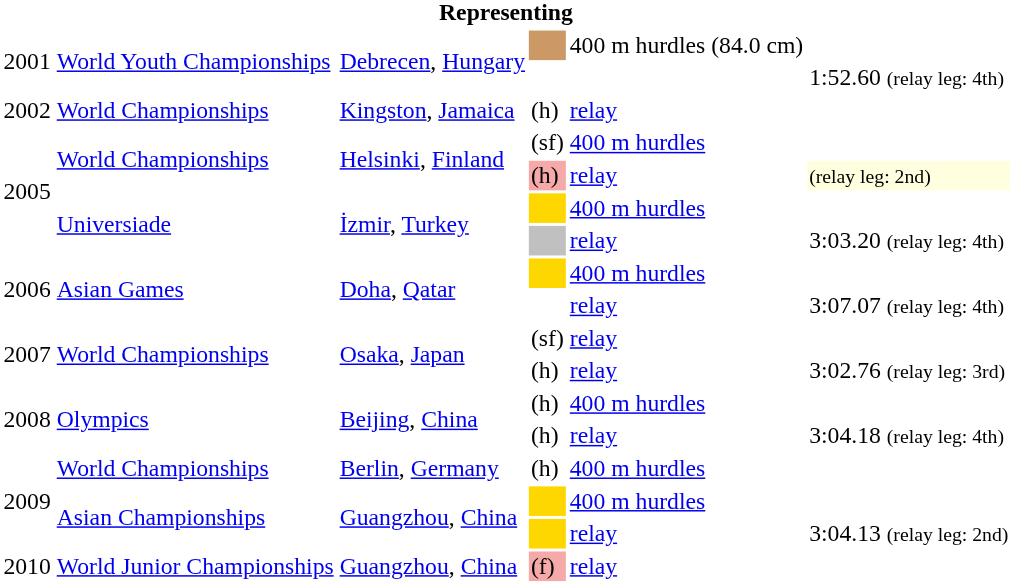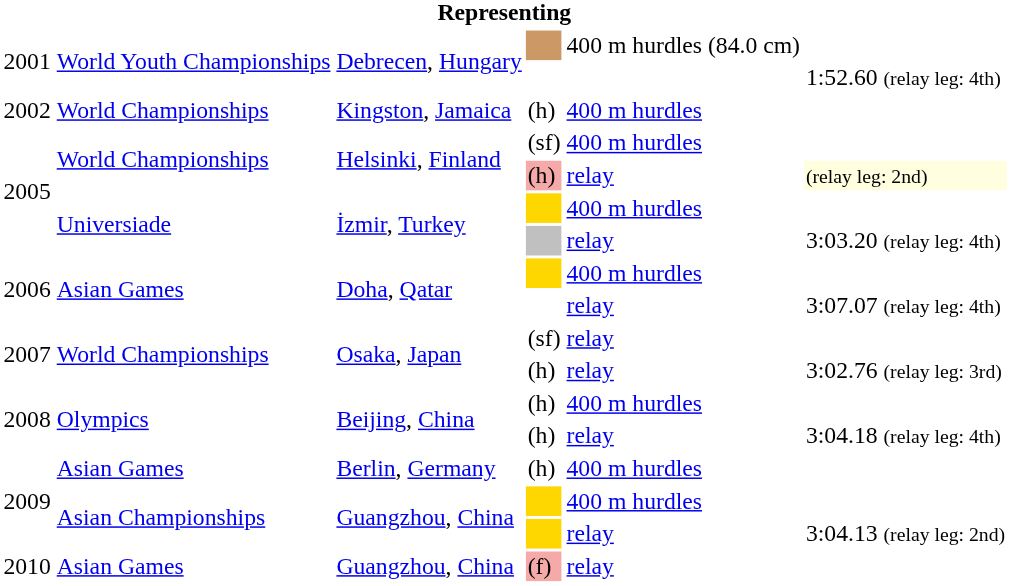(593, 110) relay -> (634, 110) 400 m hurdles
(163, 468) World Championships -> (120, 468) Asian Games
(195, 566) World Junior Championships -> (120, 566) Asian Games
